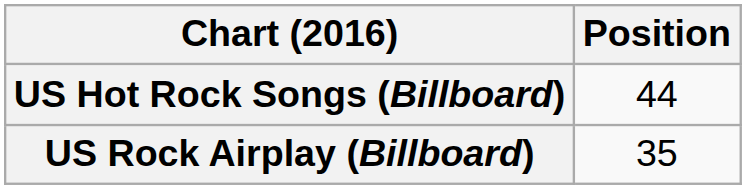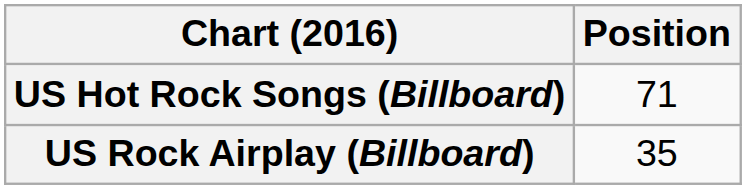(657, 93) 44 -> (657, 93) 71
